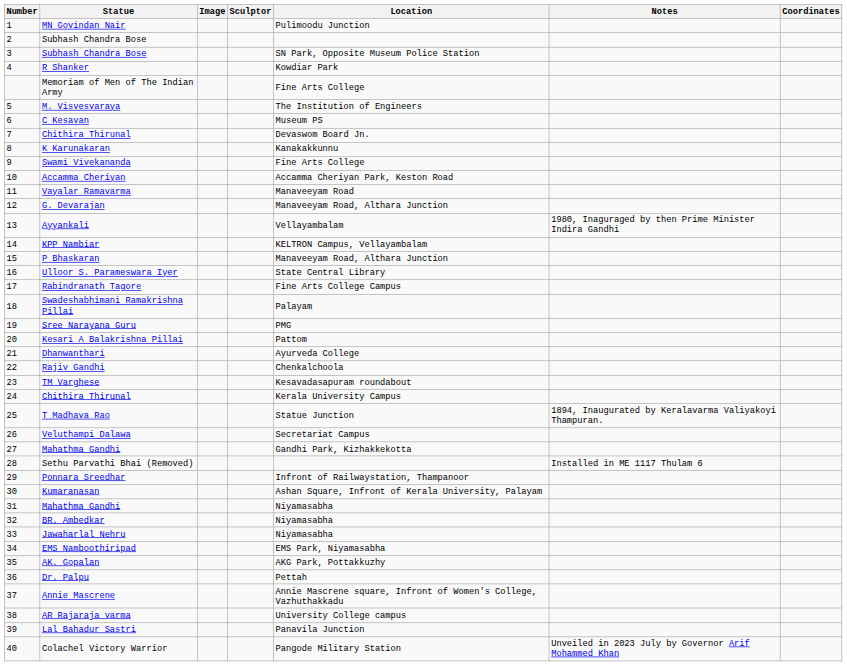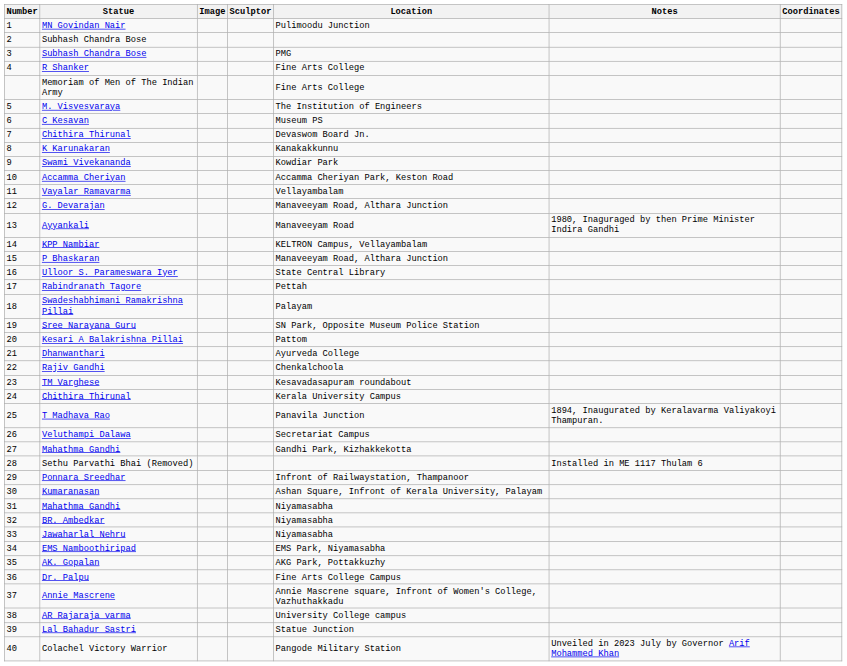(378, 54) SN Park, Opposite Museum Police Station -> (283, 54) PMG
(307, 68) Kowdiar Park -> (320, 68) Fine Arts College
(320, 163) Fine Arts College -> (307, 163) Kowdiar Park
(315, 192) Manaveeyam Road -> (310, 192) Vellayambalam
(310, 225) Vellayambalam -> (315, 225) Manaveeyam Road
(338, 287) Fine Arts College Campus -> (291, 287) Pettah
(283, 325) PMG -> (378, 325) SN Park, Opposite Museum Police Station
(315, 416) Statue Junction -> (320, 416) Panavila Junction
(291, 577) Pettah -> (338, 577) Fine Arts College Campus
(320, 630) Panavila Junction -> (315, 630) Statue Junction
